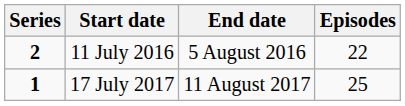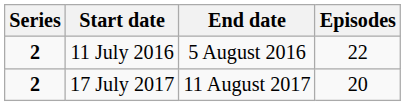(35, 84) 1 -> (35, 84) 2
(358, 84) 25 -> (358, 84) 20
